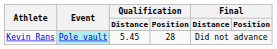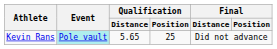(130, 37) 5.45 -> (130, 37) 5.65
(170, 37) 28 -> (170, 37) 25
